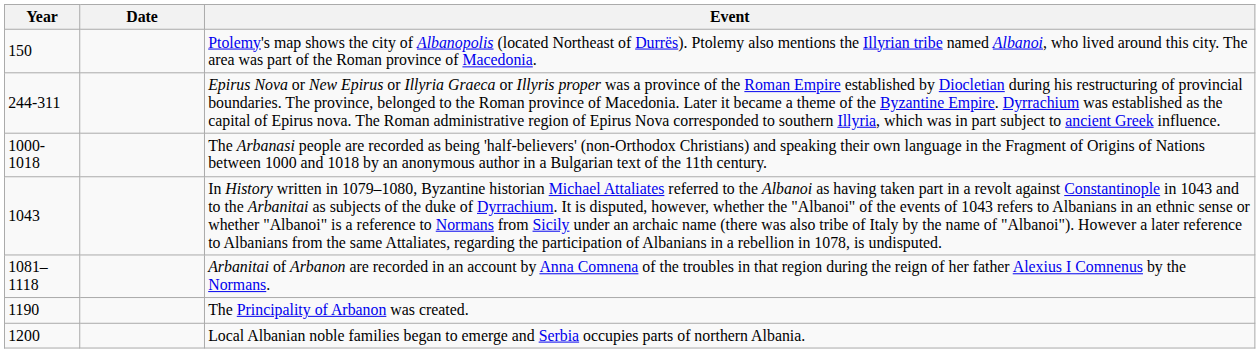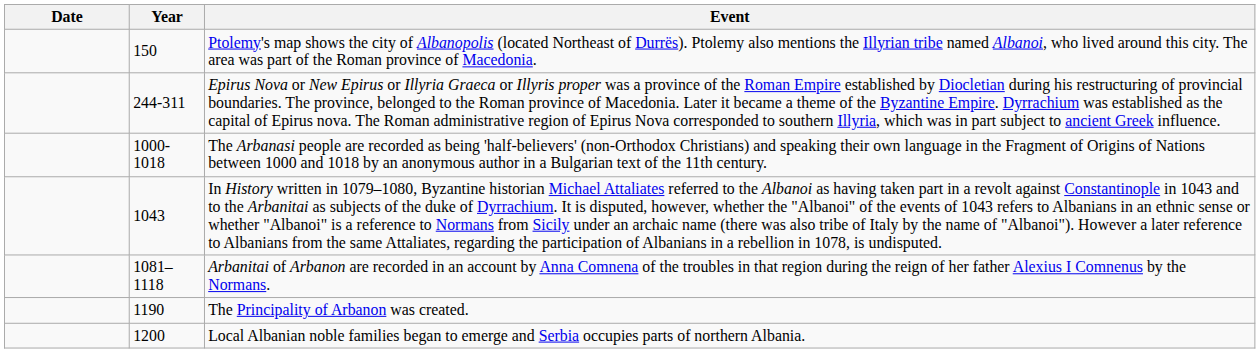columns swapped: (42, 17) <-> (142, 17)
